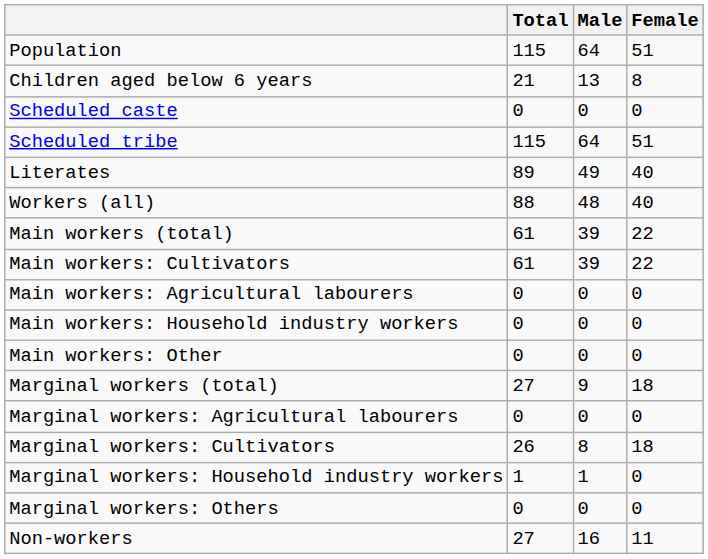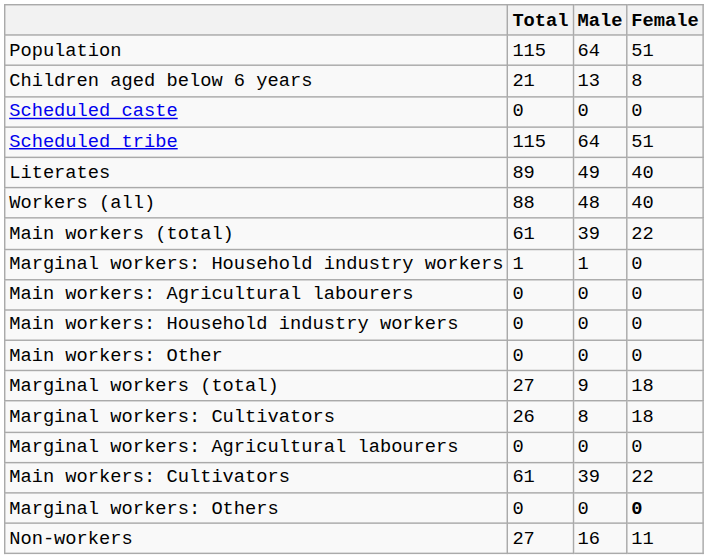rows swapped: (150, 264) <-> (256, 478)
rows swapped: (172, 447) <-> (234, 417)
(637, 508) normal -> (637, 508) bold
